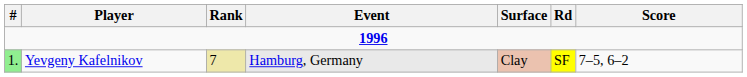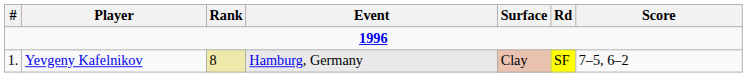(13, 60) lightgreen background -> (13, 60) no background
(213, 60) 7 -> (213, 60) 8
